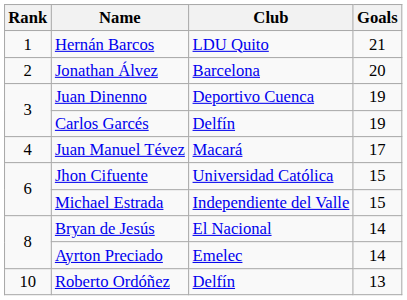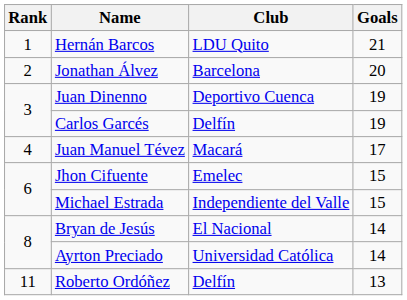(263, 176) Universidad Católica -> (217, 176) Emelec
(217, 255) Emelec -> (263, 255) Universidad Católica
(28, 281) 10 -> (28, 281) 11
